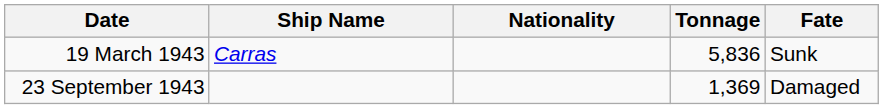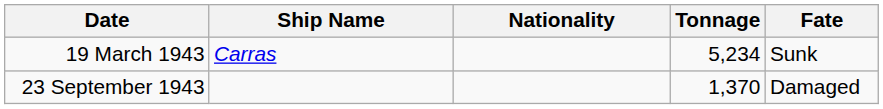(734, 53) 5,836 -> (734, 53) 5,234
(734, 86) 1,369 -> (734, 86) 1,370
